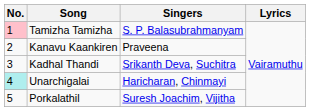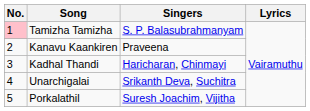(179, 64) Srikanth Deva, Suchitra -> (174, 64) Haricharan, Chinmayi
(10, 81) paleturquoise background -> (10, 81) no background
(174, 81) Haricharan, Chinmayi -> (179, 81) Srikanth Deva, Suchitra
